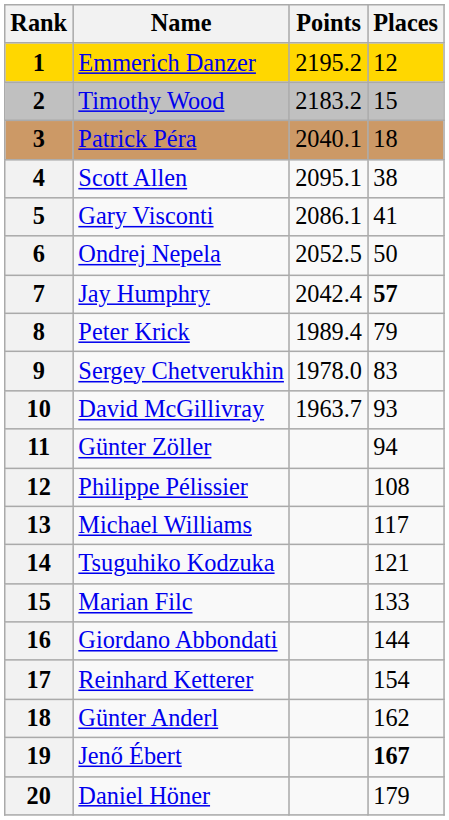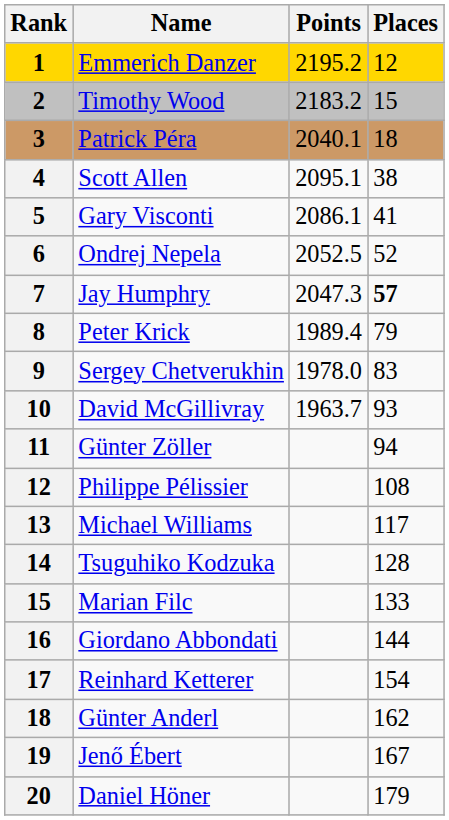(385, 255) 50 -> (385, 255) 52
(329, 293) 2042.4 -> (329, 293) 2047.3
(391, 563) 121 -> (391, 563) 128
(391, 756) bold -> (391, 756) normal
